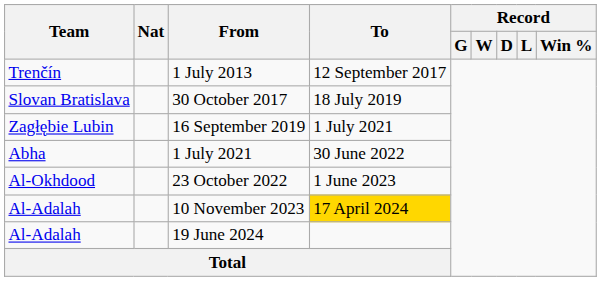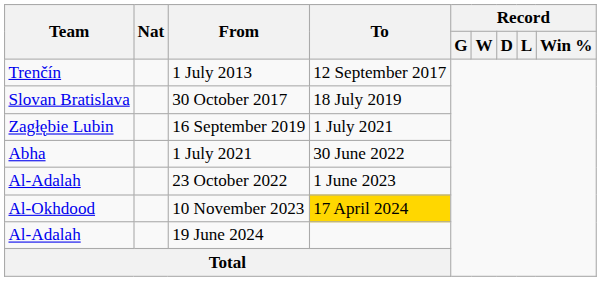(52, 180) Al-Okhdood -> (45, 180) Al-Adalah
(45, 208) Al-Adalah -> (52, 208) Al-Okhdood
